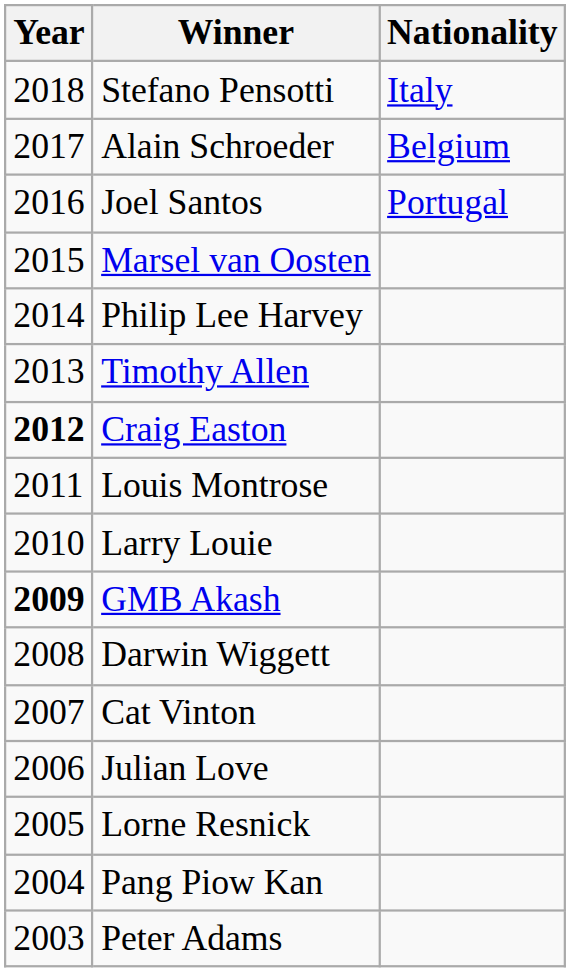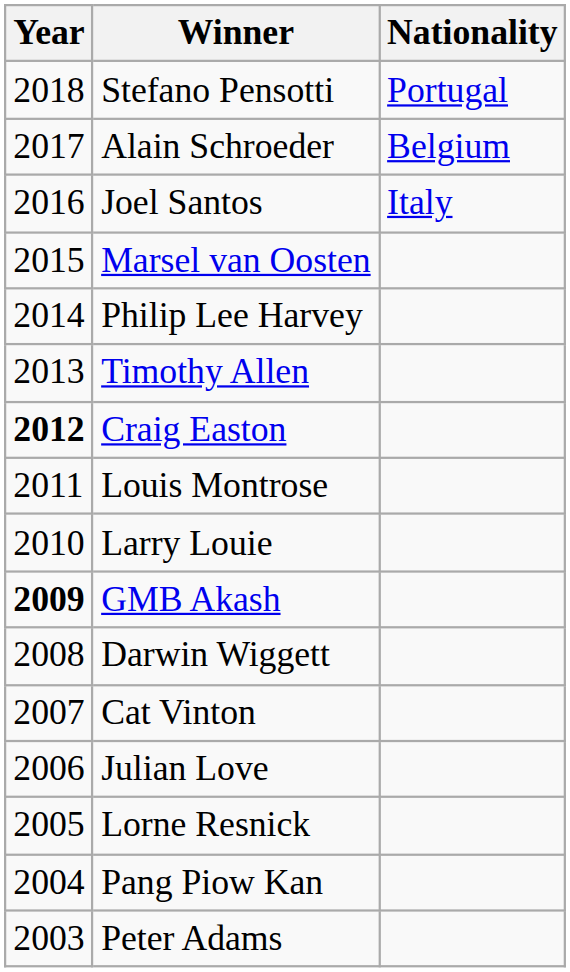(420, 89) Italy -> (448, 89) Portugal
(448, 202) Portugal -> (420, 202) Italy
